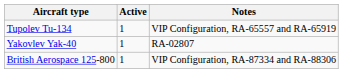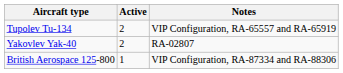(122, 28) 1 -> (122, 28) 2
(122, 44) 1 -> (122, 44) 2
